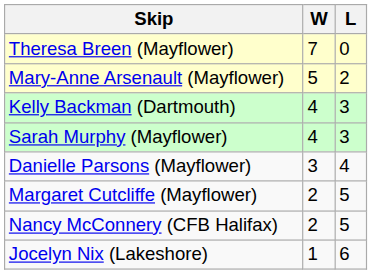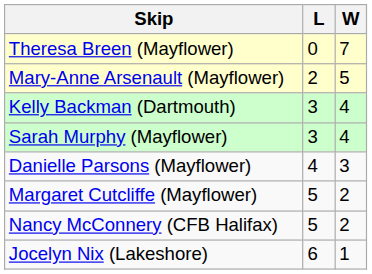columns swapped: (319, 19) <-> (351, 19)
